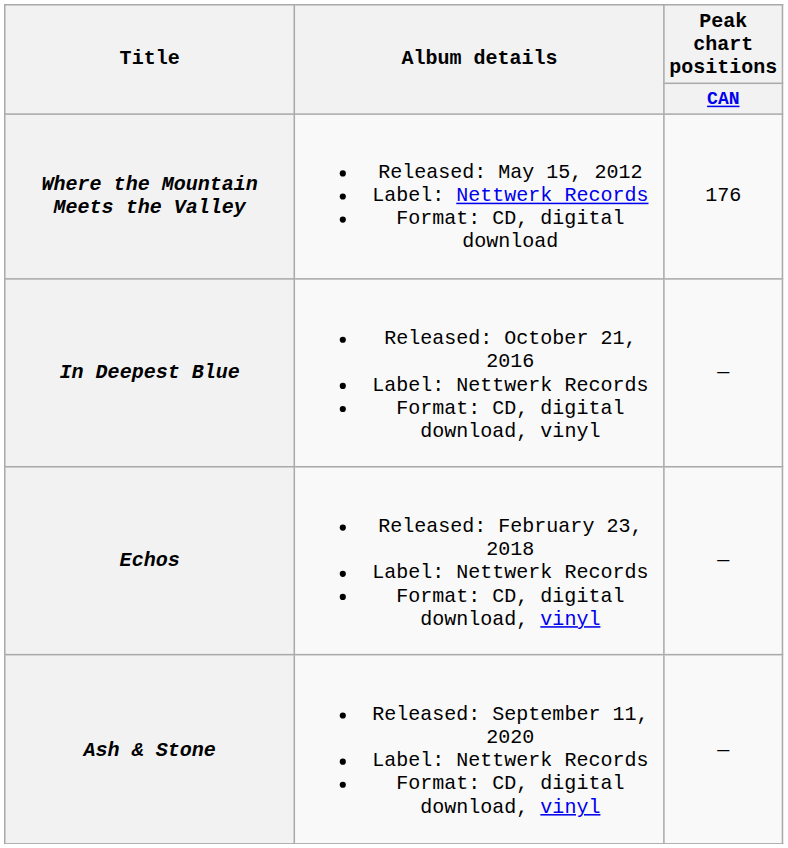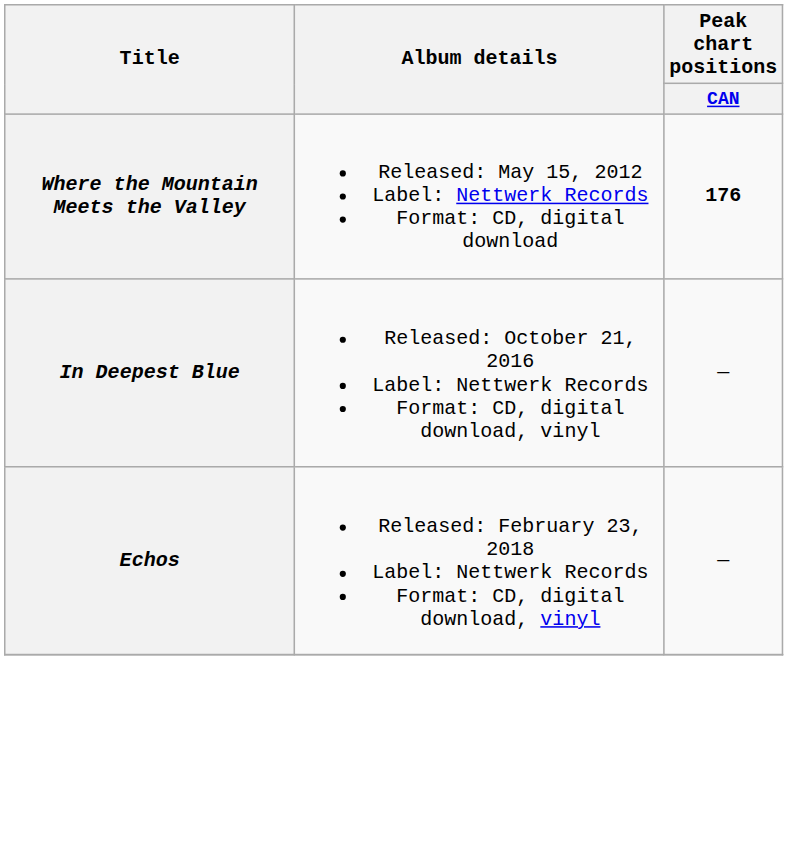(723, 196) normal -> (723, 196) bold
- row: (150, 749)
